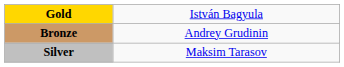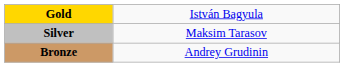rows swapped: (59, 52) <-> (59, 33)
